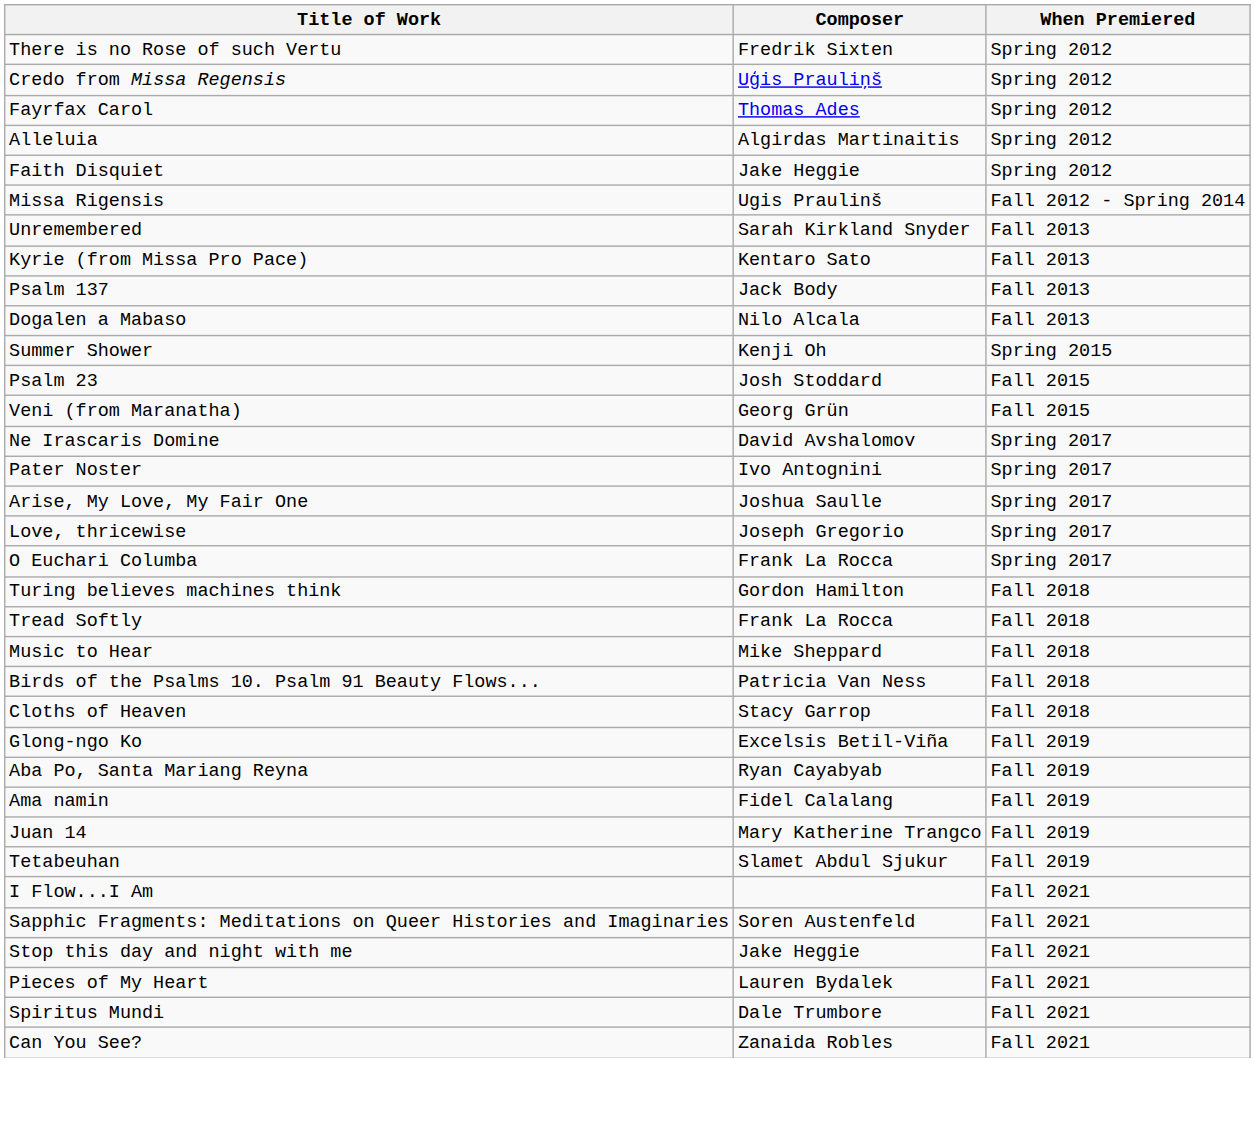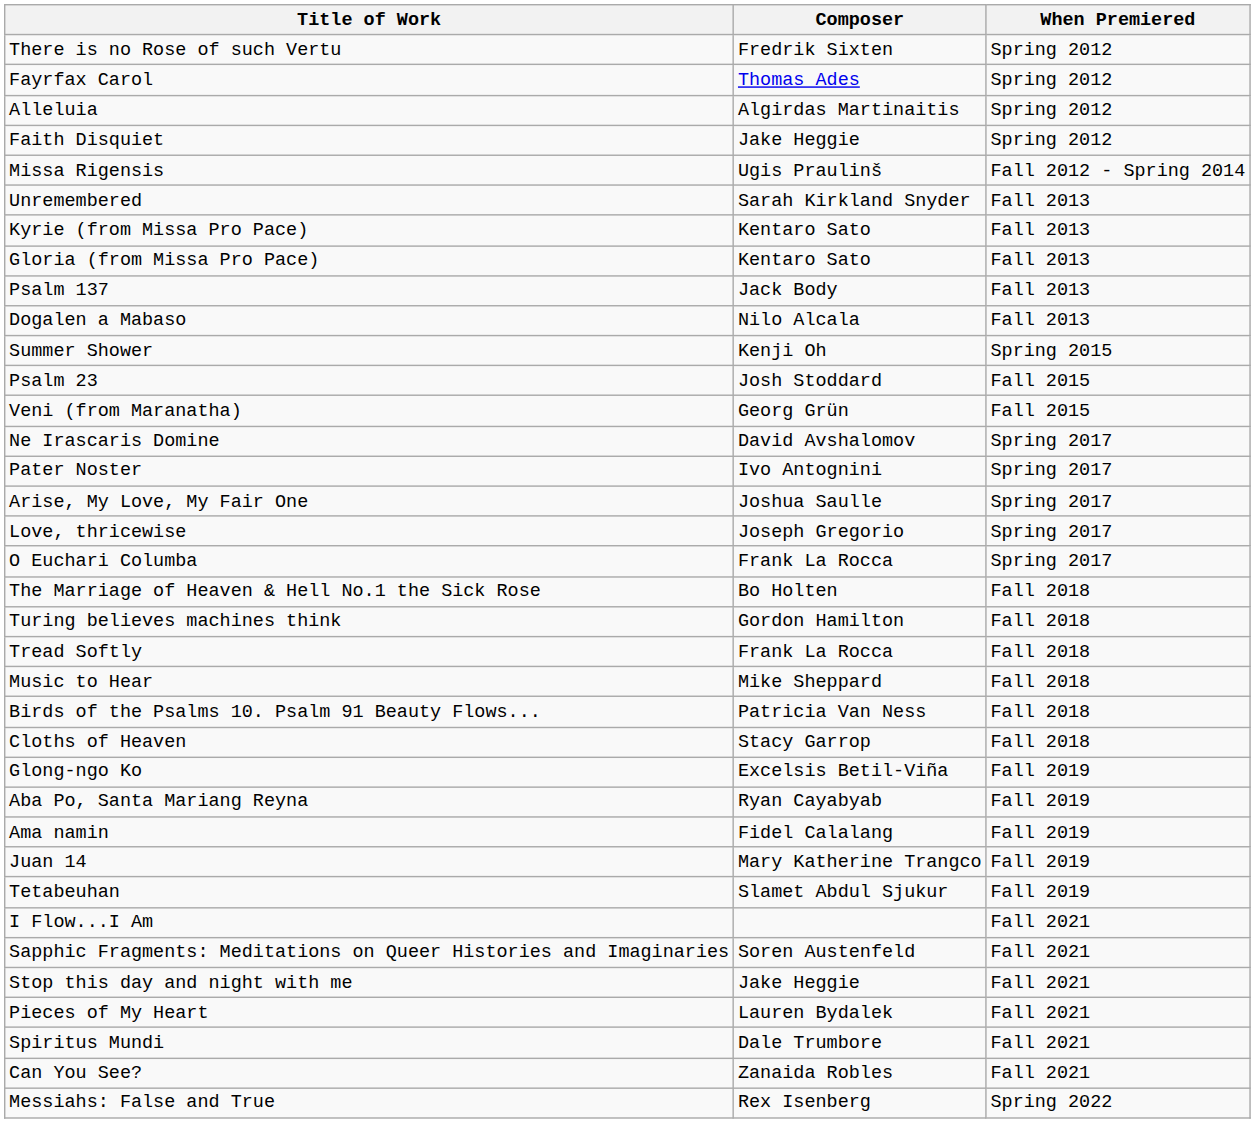- row: (148, 80)
+ row: (164, 260)
+ row: (275, 591)
+ row: (142, 1103)
